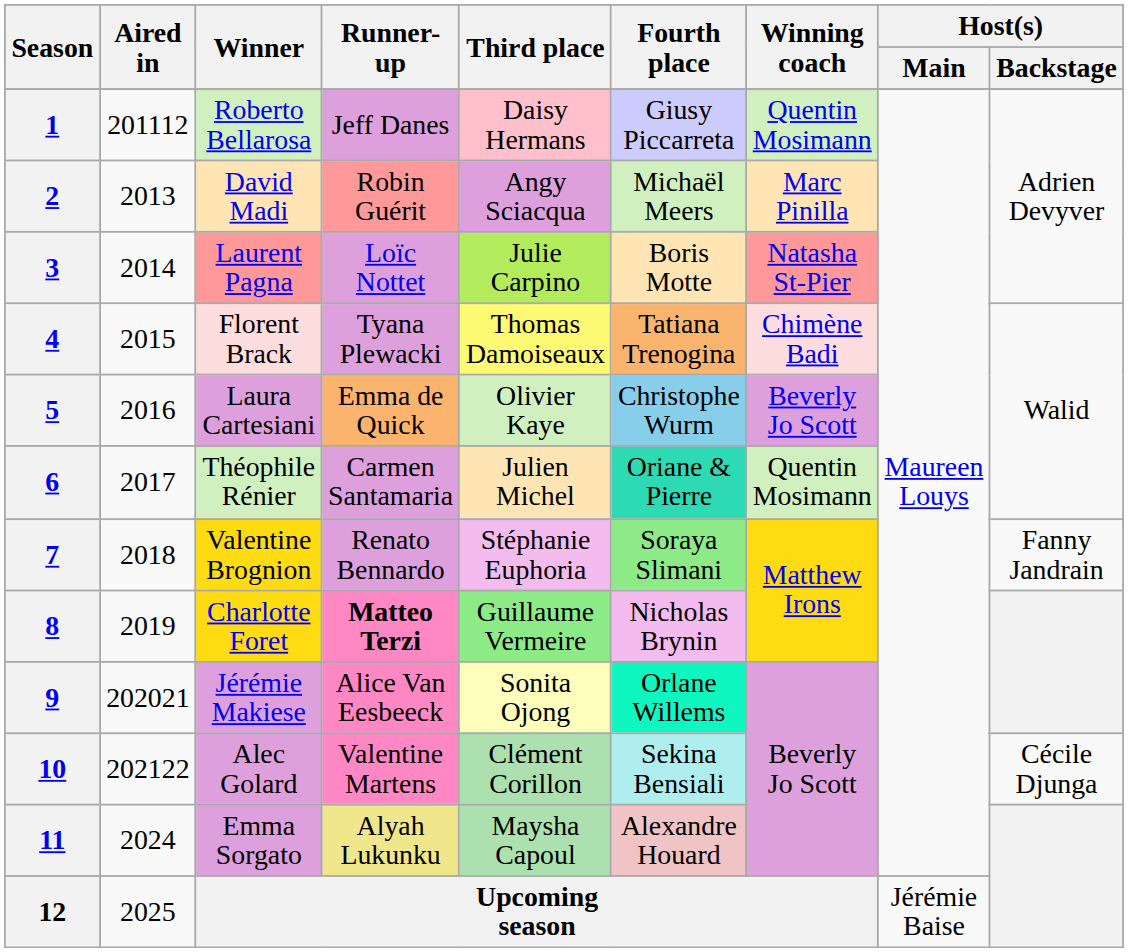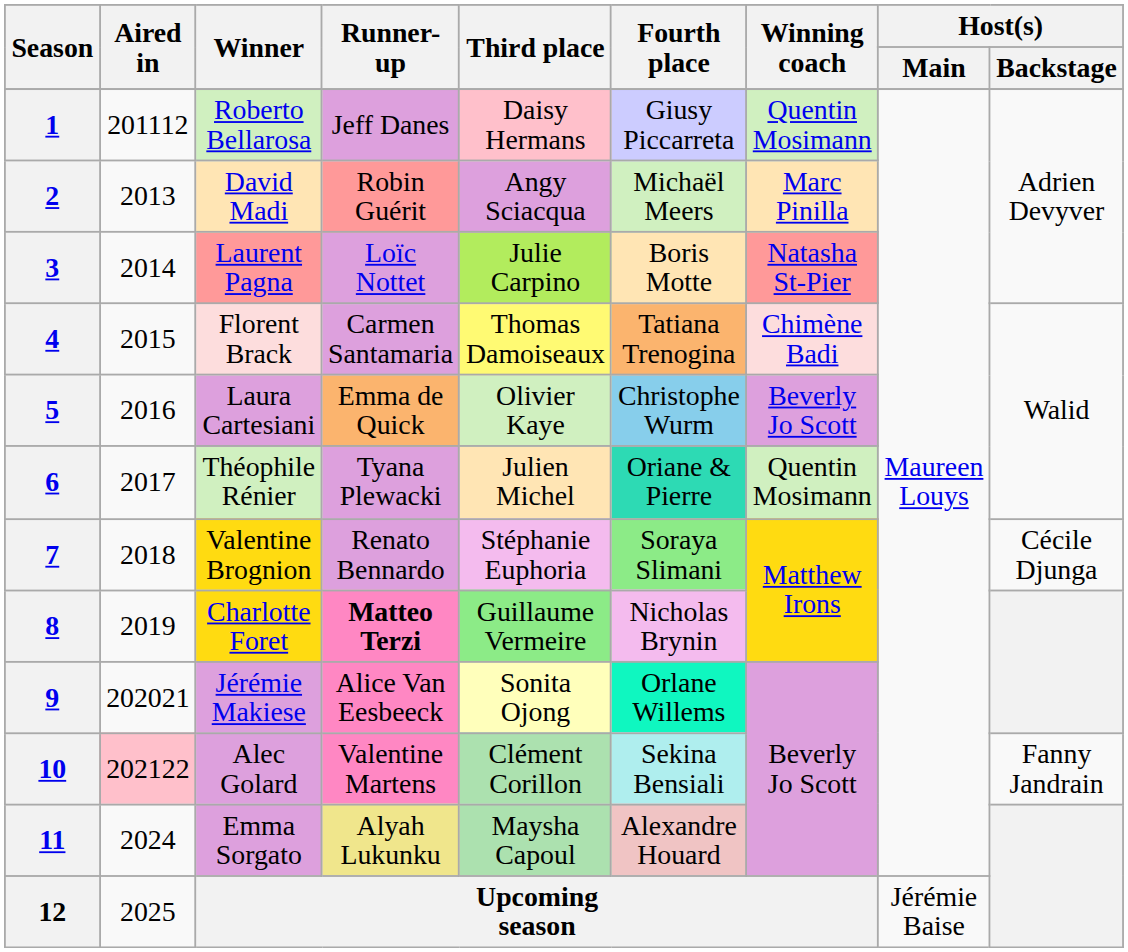(391, 339) Tyana Plewacki -> (391, 339) Carmen Santamaria
(391, 482) Carmen Santamaria -> (391, 482) Tyana Plewacki
(1057, 553) Fanny Jandrain -> (1057, 553) Cécile Djunga
(148, 768) no background -> (148, 768) pink background
(1057, 768) Cécile Djunga -> (1057, 768) Fanny Jandrain
